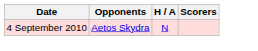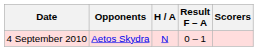+ column: (195, 17)
